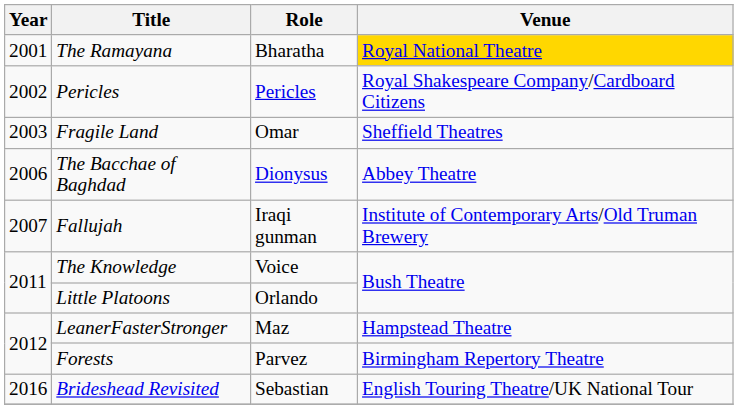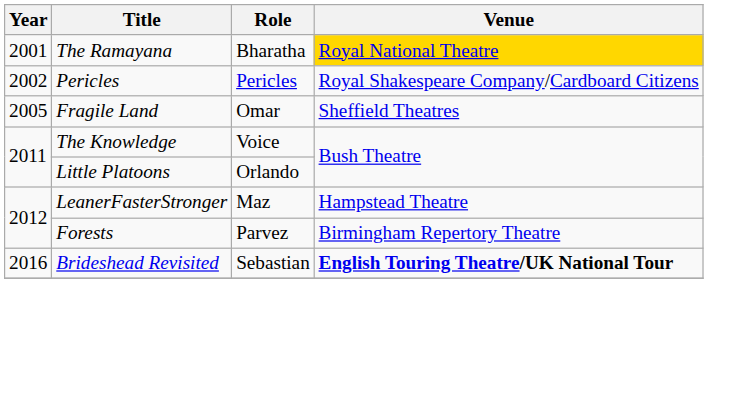(28, 132) 2003 -> (28, 111) 2005
- row: (116, 173)
- row: (89, 225)
(528, 389) normal -> (496, 263) bold
